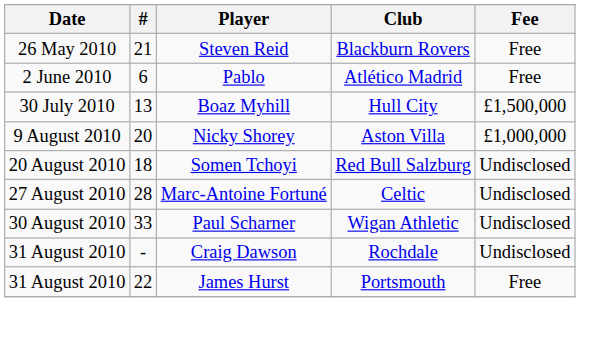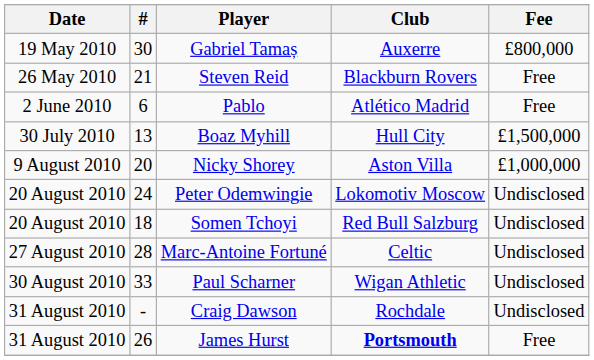+ row: (244, 48)
+ row: (244, 194)
(143, 281) 22 -> (143, 340) 26
(403, 281) normal -> (410, 340) bold
